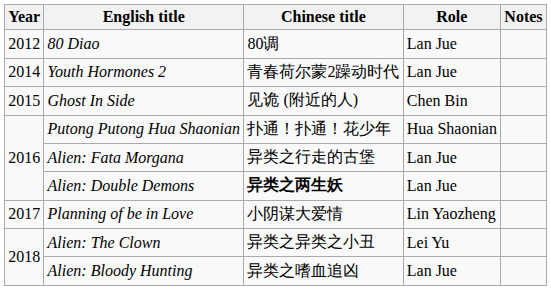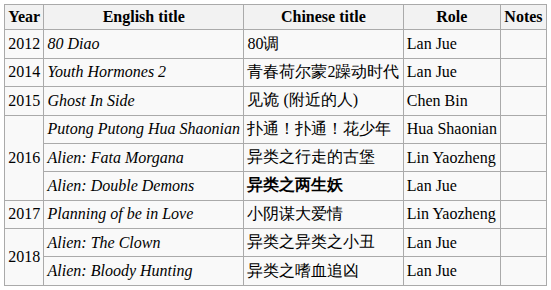(432, 157) Lan Jue -> (451, 157) Lin Yaozheng
(428, 242) Lei Yu -> (432, 242) Lan Jue
